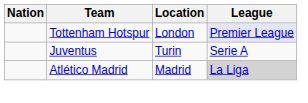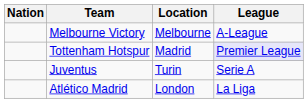+ row: (97, 32)
(175, 32) London -> (173, 51) Madrid
(173, 70) Madrid -> (175, 88) London
(229, 70) lightgrey background -> (236, 88) no background
